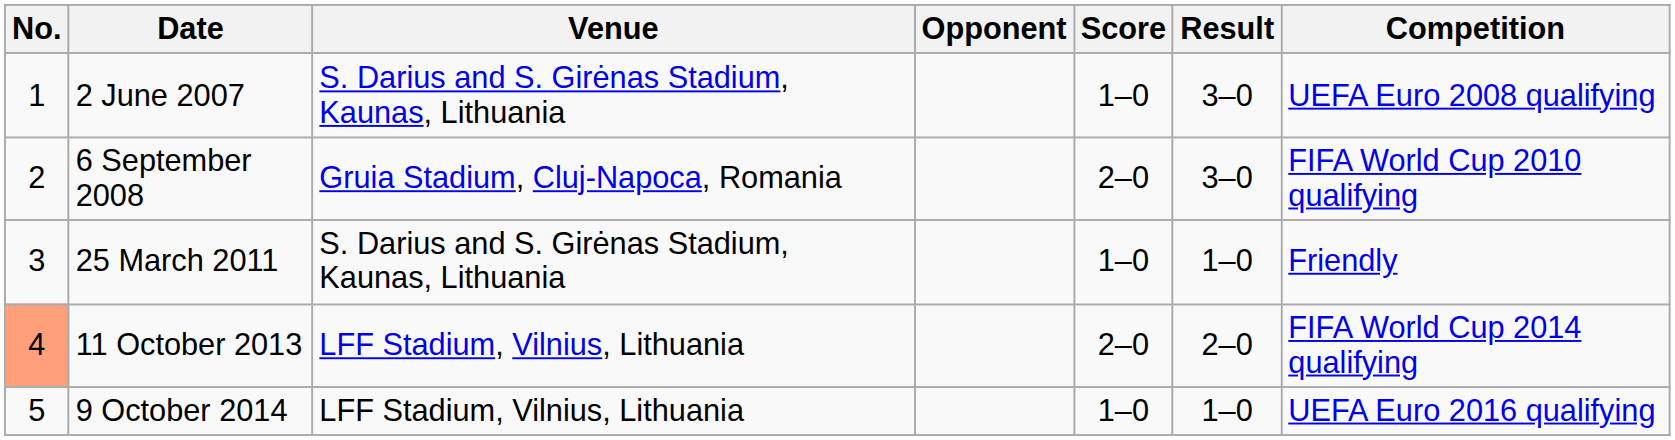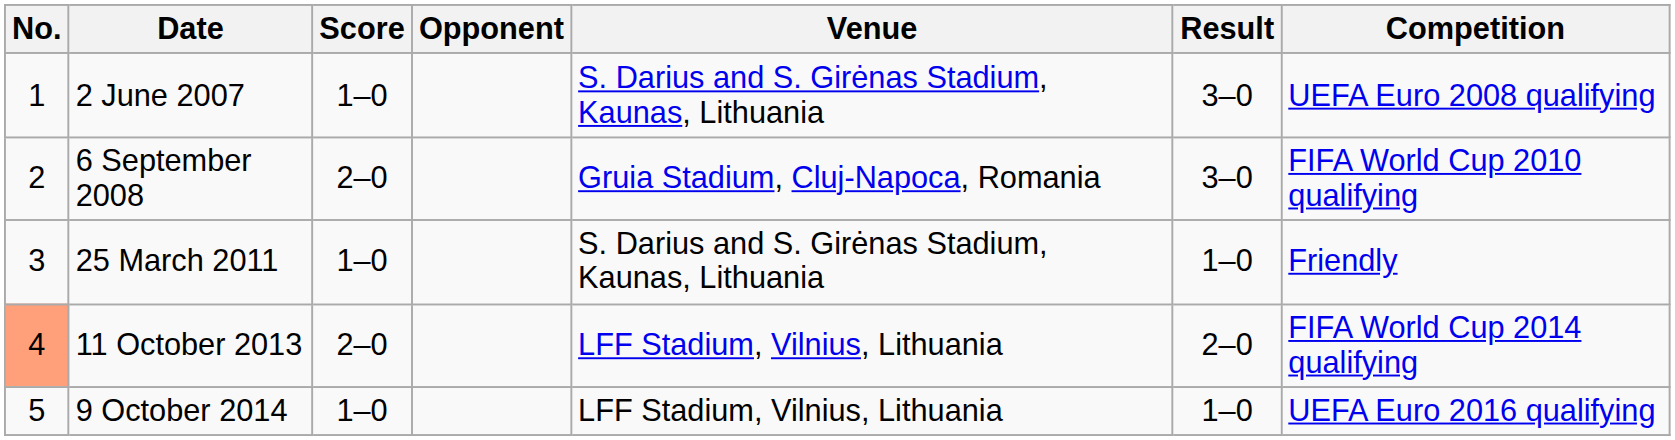columns swapped: (613, 28) <-> (1123, 28)
